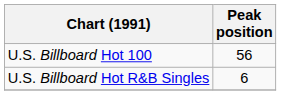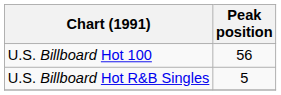(244, 78) 6 -> (244, 78) 5
